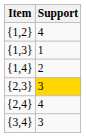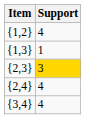- row: (20, 68)
(41, 123) 3 -> (41, 104) 4
